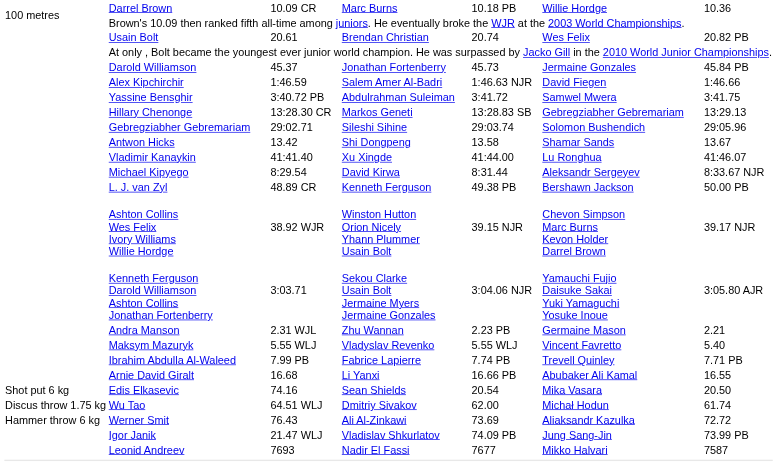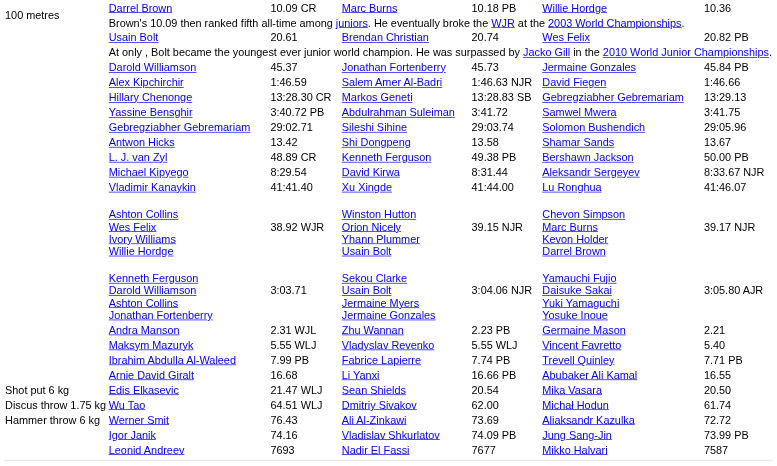rows swapped: (151, 98) <-> (150, 113)
rows swapped: (138, 187) <-> (152, 157)
(284, 390) 74.16 -> (296, 390) 21.47 WLJ
(296, 435) 21.47 WLJ -> (284, 435) 74.16
